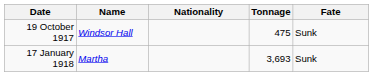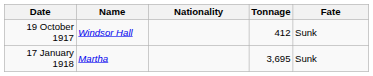(283, 32) 475 -> (283, 32) 412
(279, 58) 3,693 -> (279, 58) 3,695
